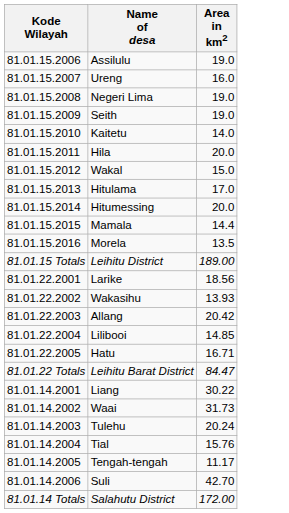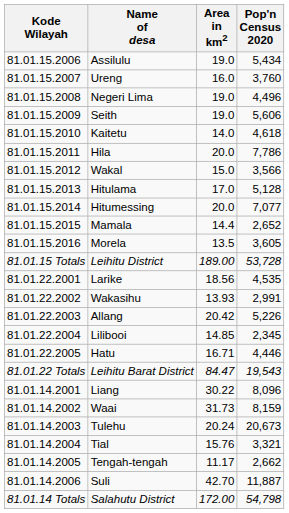+ column: (260, 28)
